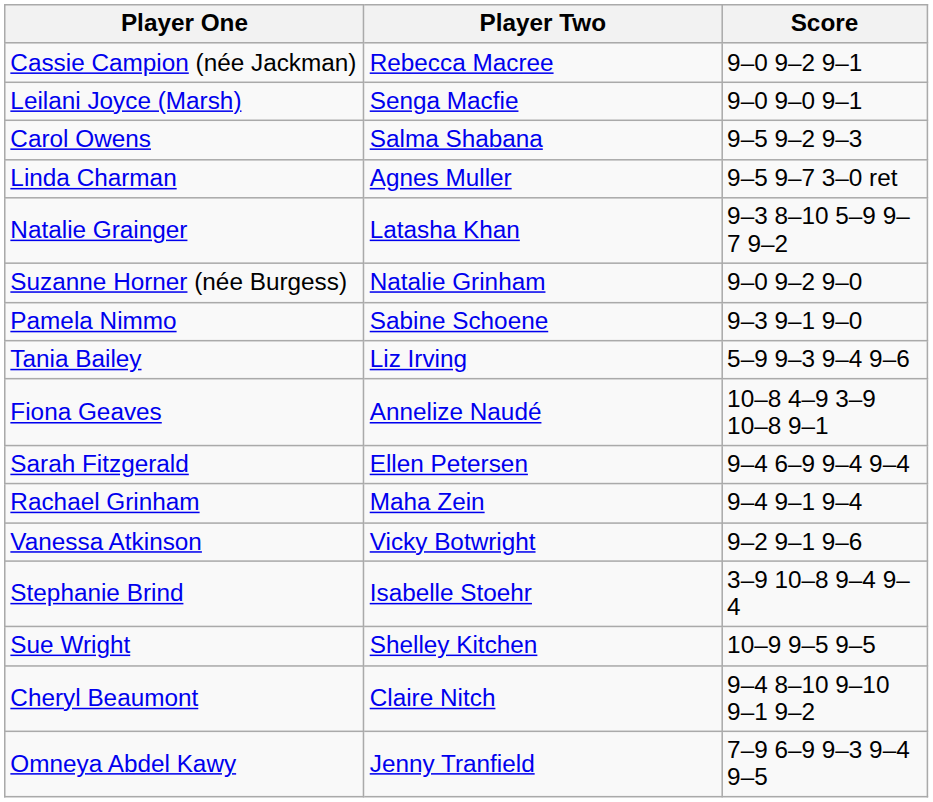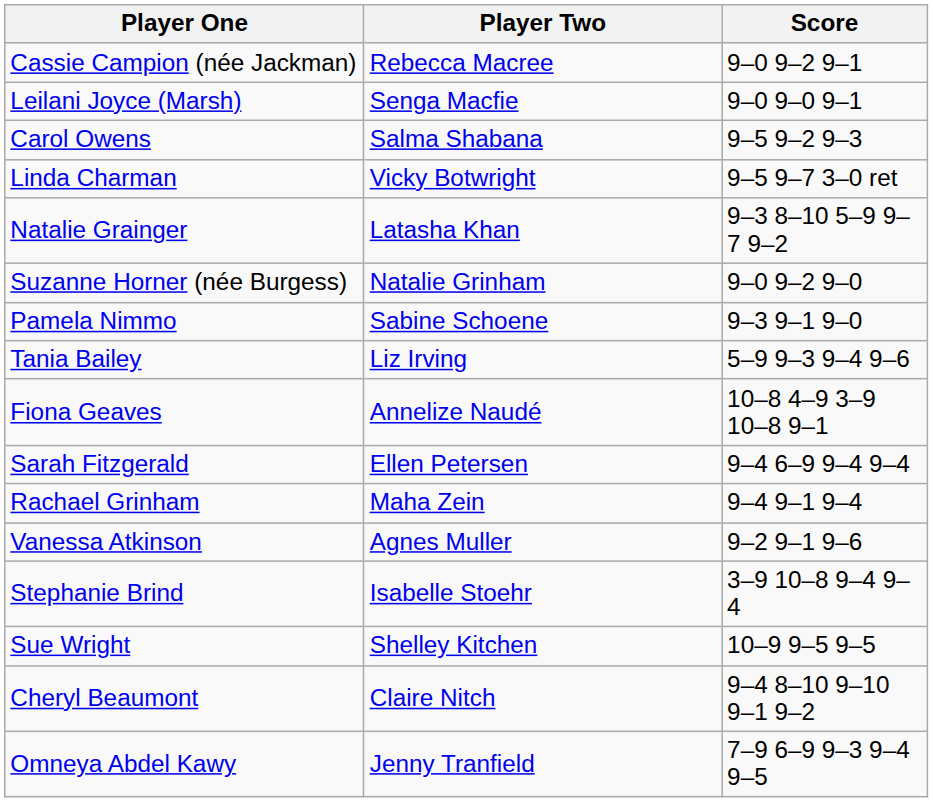(441, 178) Agnes Muller -> (453, 178) Vicky Botwright
(453, 541) Vicky Botwright -> (441, 541) Agnes Muller
